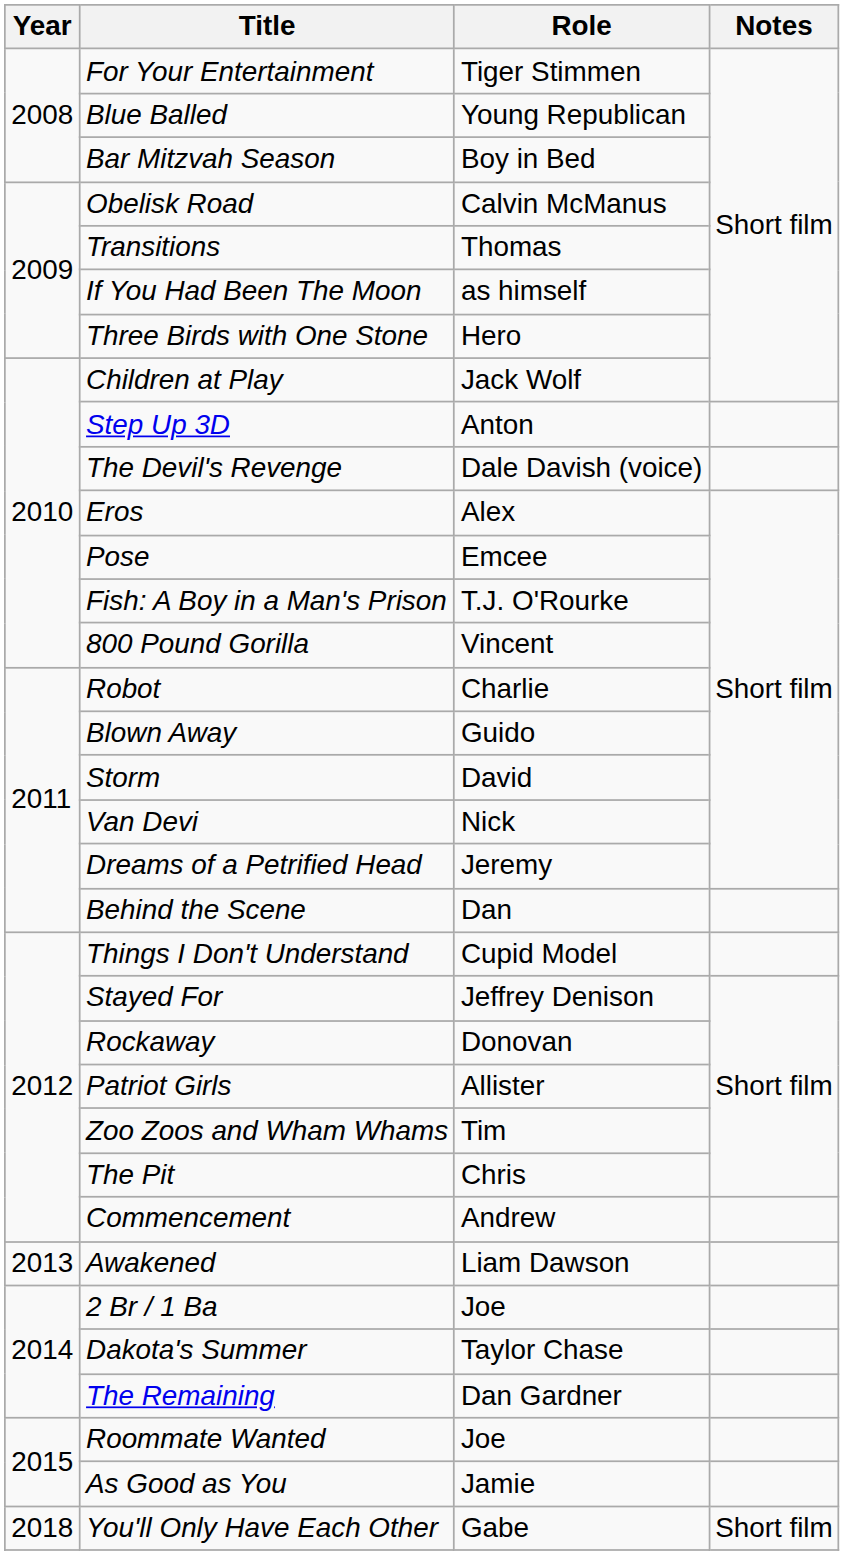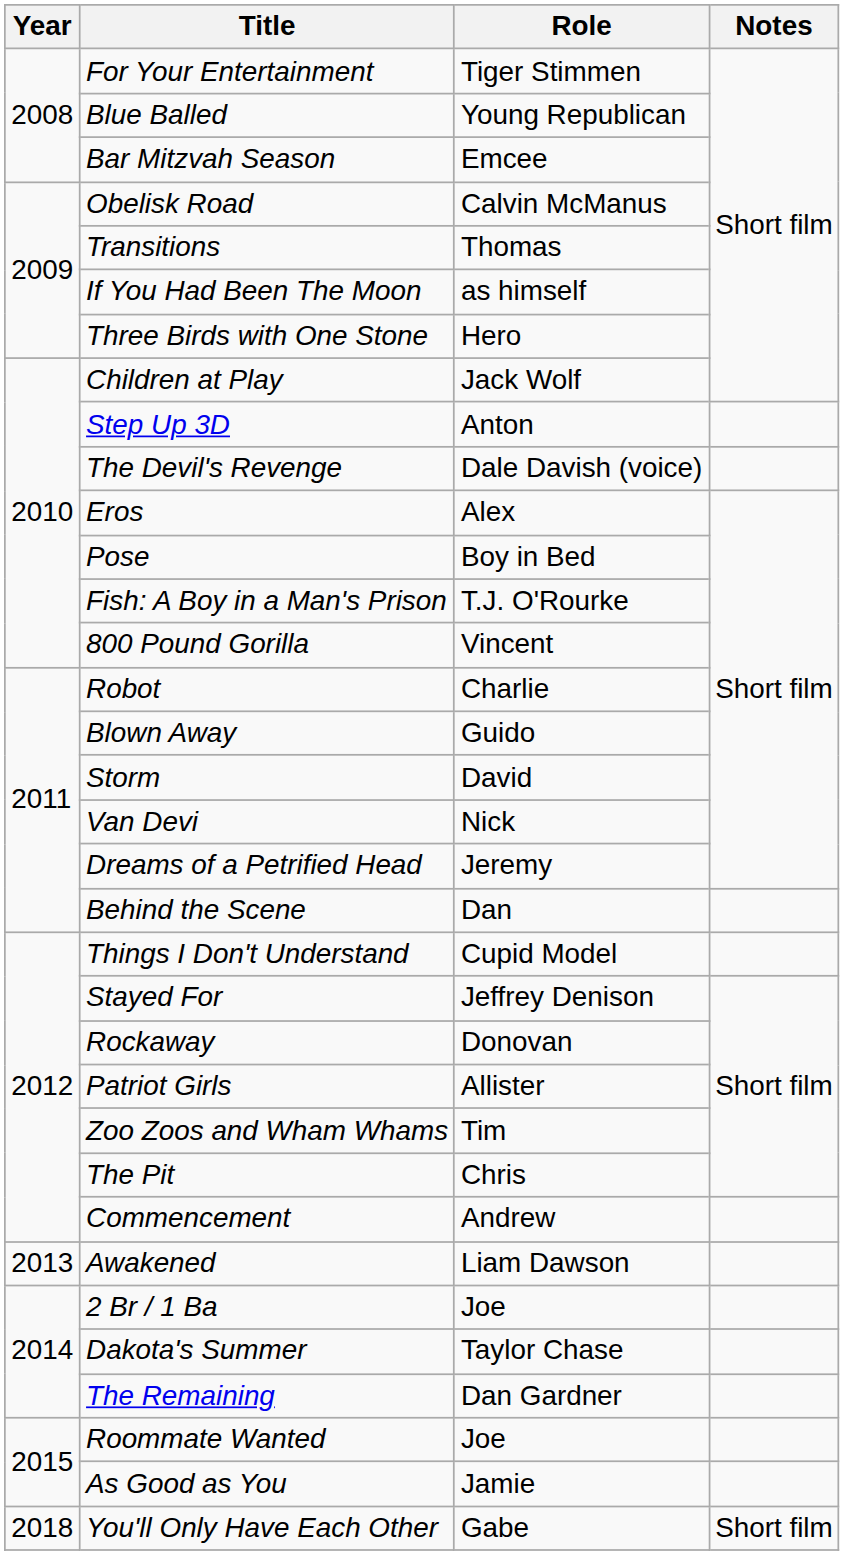(528, 159) Boy in Bed -> (504, 159) Emcee
(504, 556) Emcee -> (528, 556) Boy in Bed
